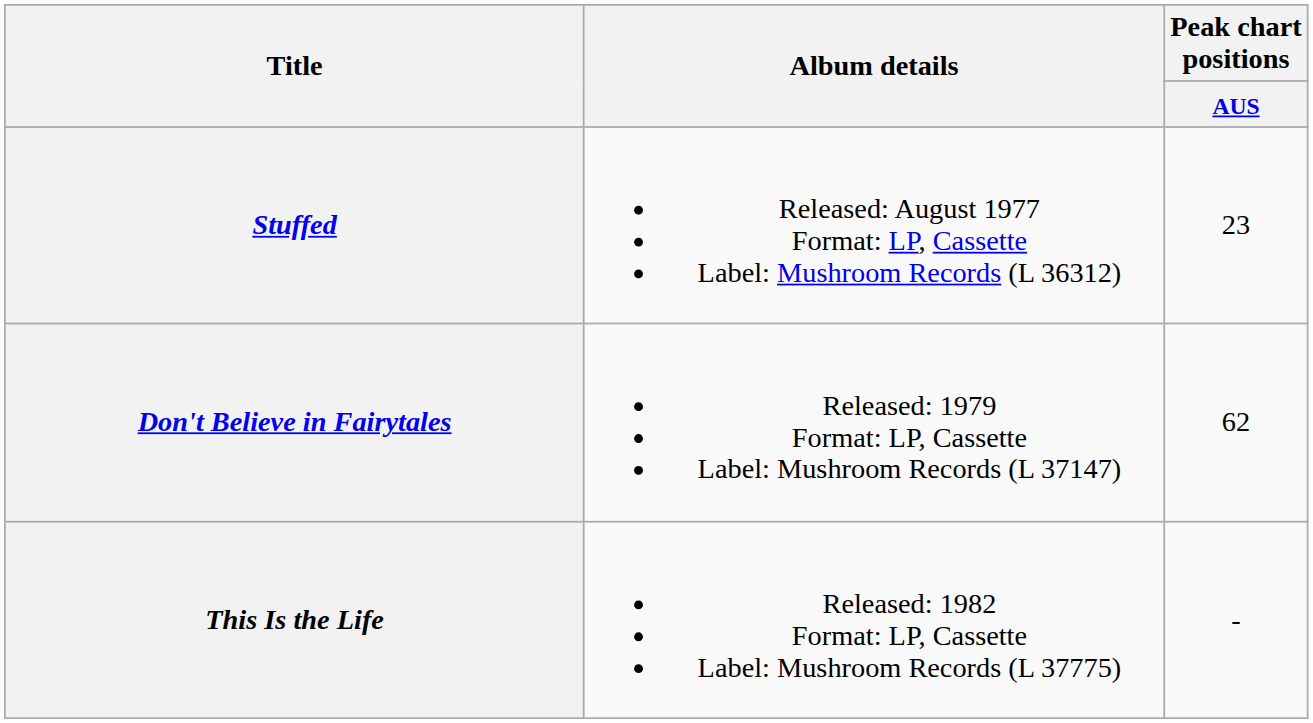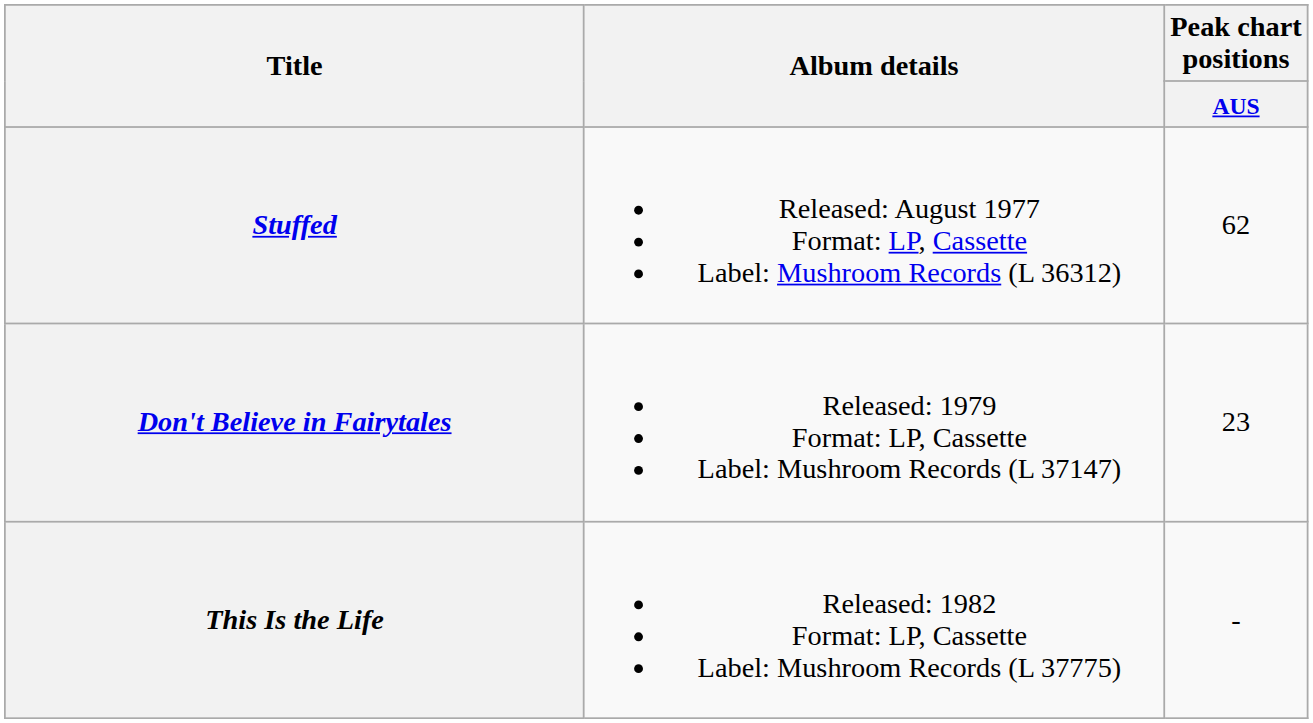(1236, 224) 23 -> (1236, 224) 62
(1236, 421) 62 -> (1236, 421) 23
